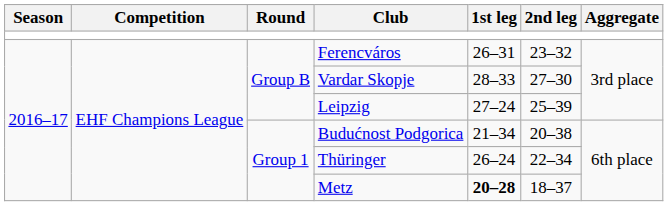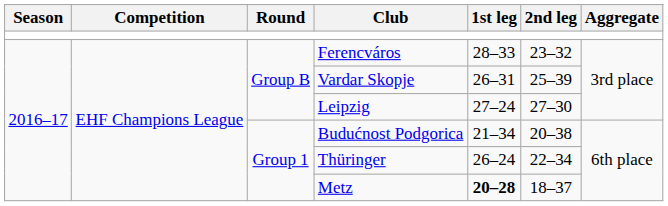(494, 52) 26–31 -> (494, 52) 28–33
(494, 79) 28–33 -> (494, 79) 26–31
(551, 79) 27–30 -> (551, 79) 25–39
(551, 106) 25–39 -> (551, 106) 27–30
